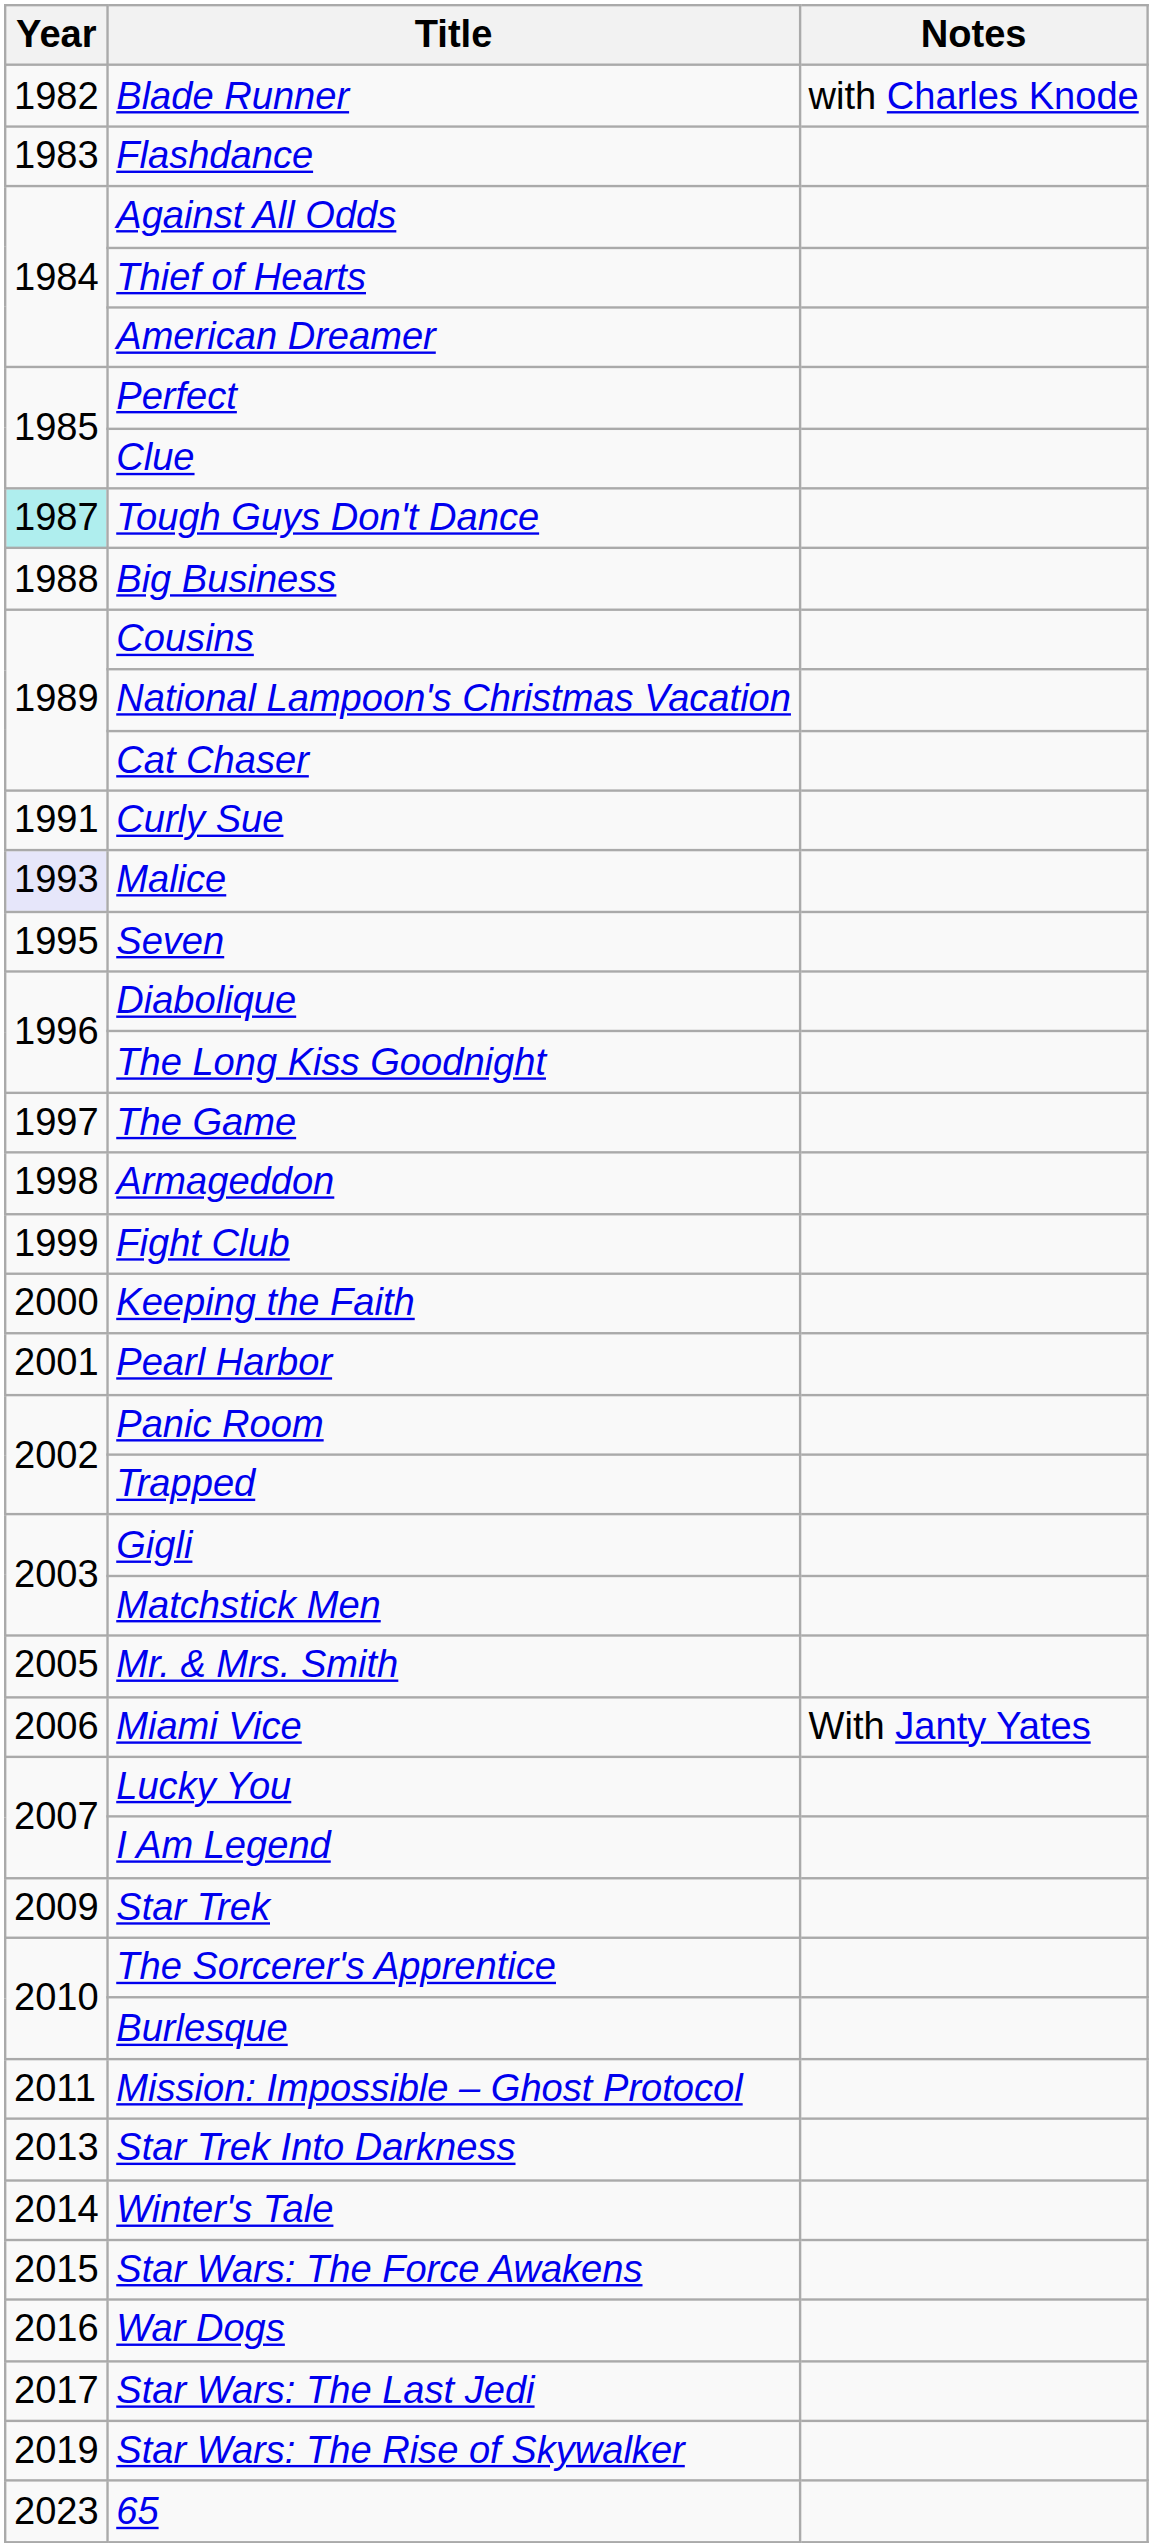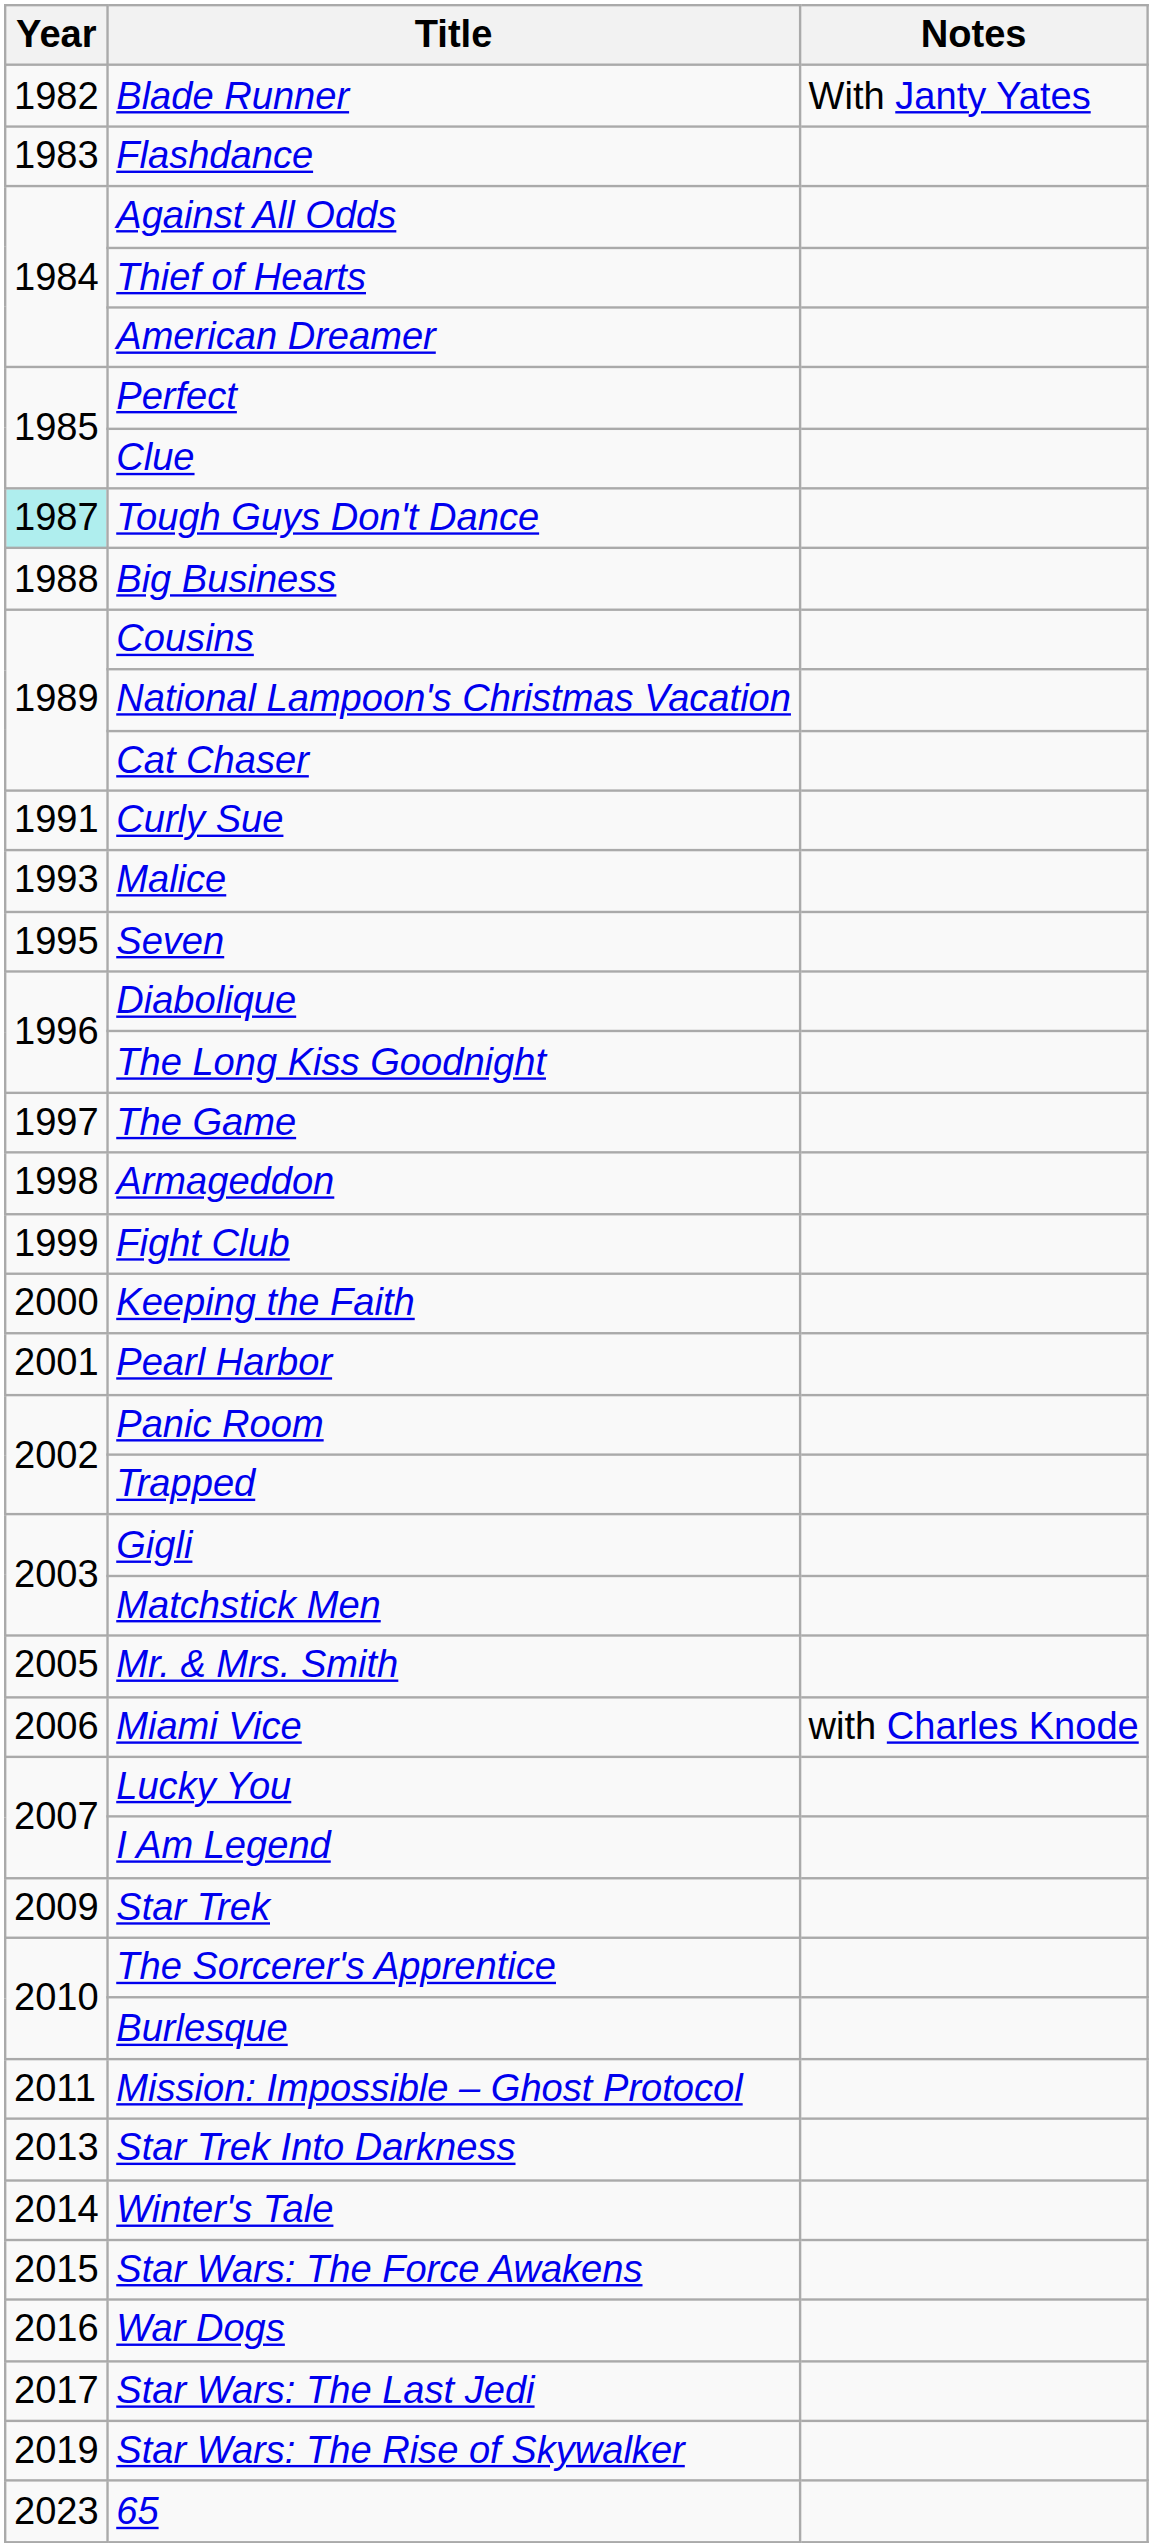(974, 95) with Charles Knode -> (950, 95) With Janty Yates
(56, 880) lavender background -> (56, 880) no background
(950, 1725) With Janty Yates -> (974, 1725) with Charles Knode
